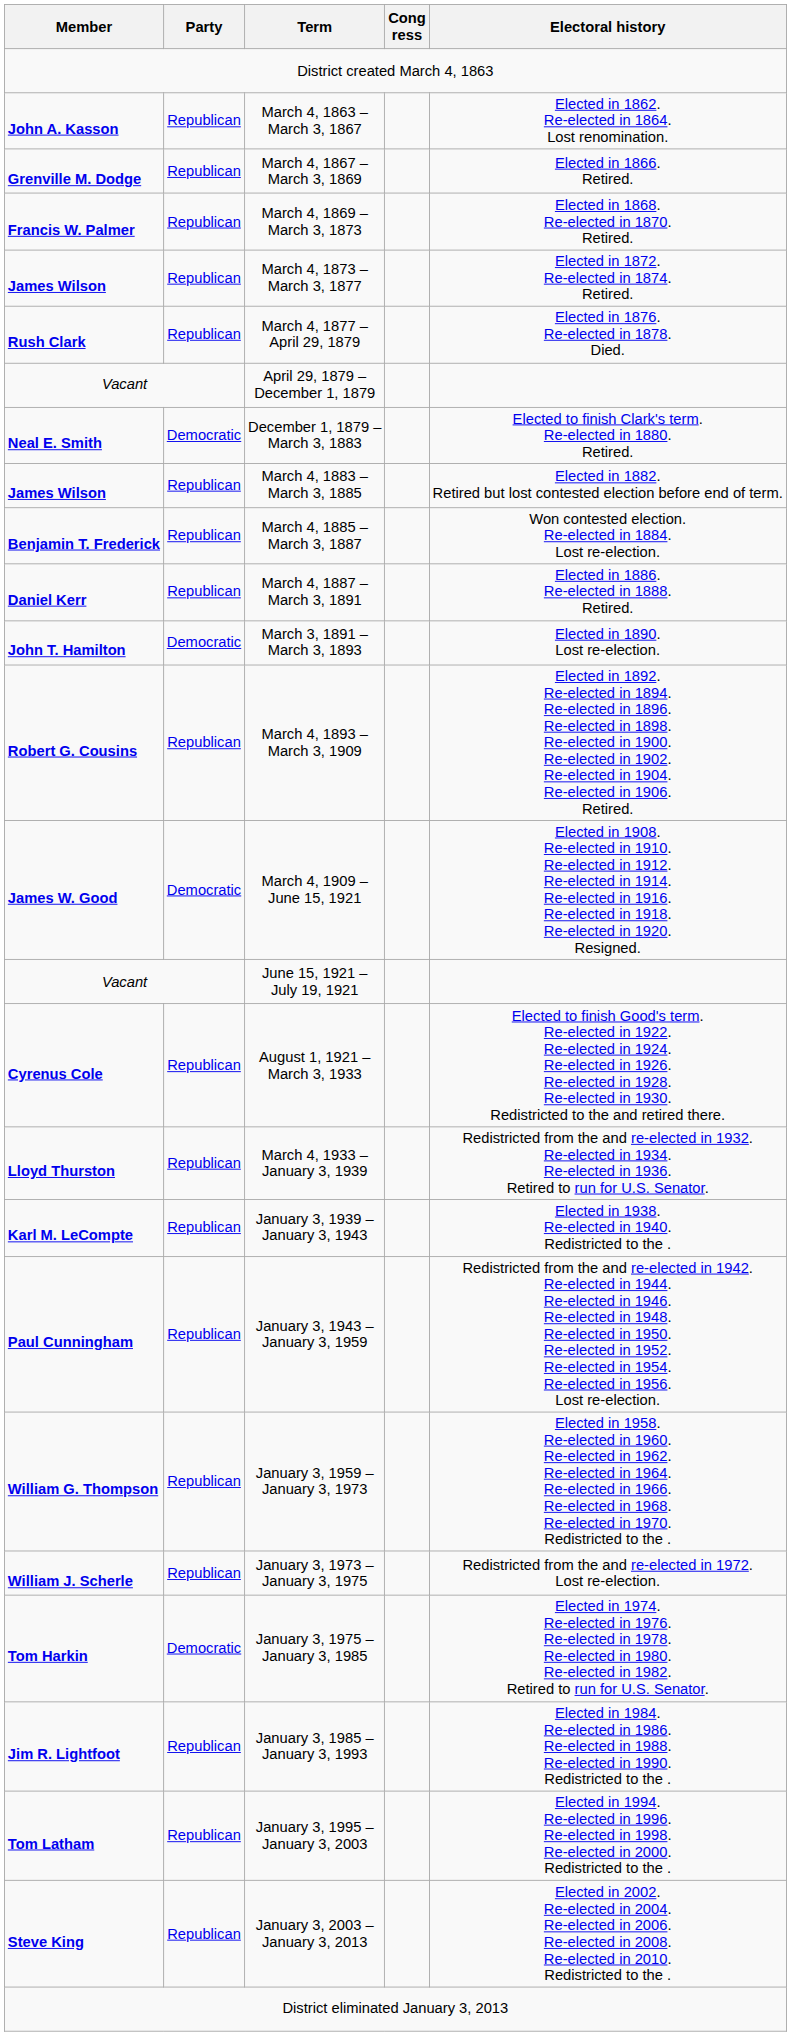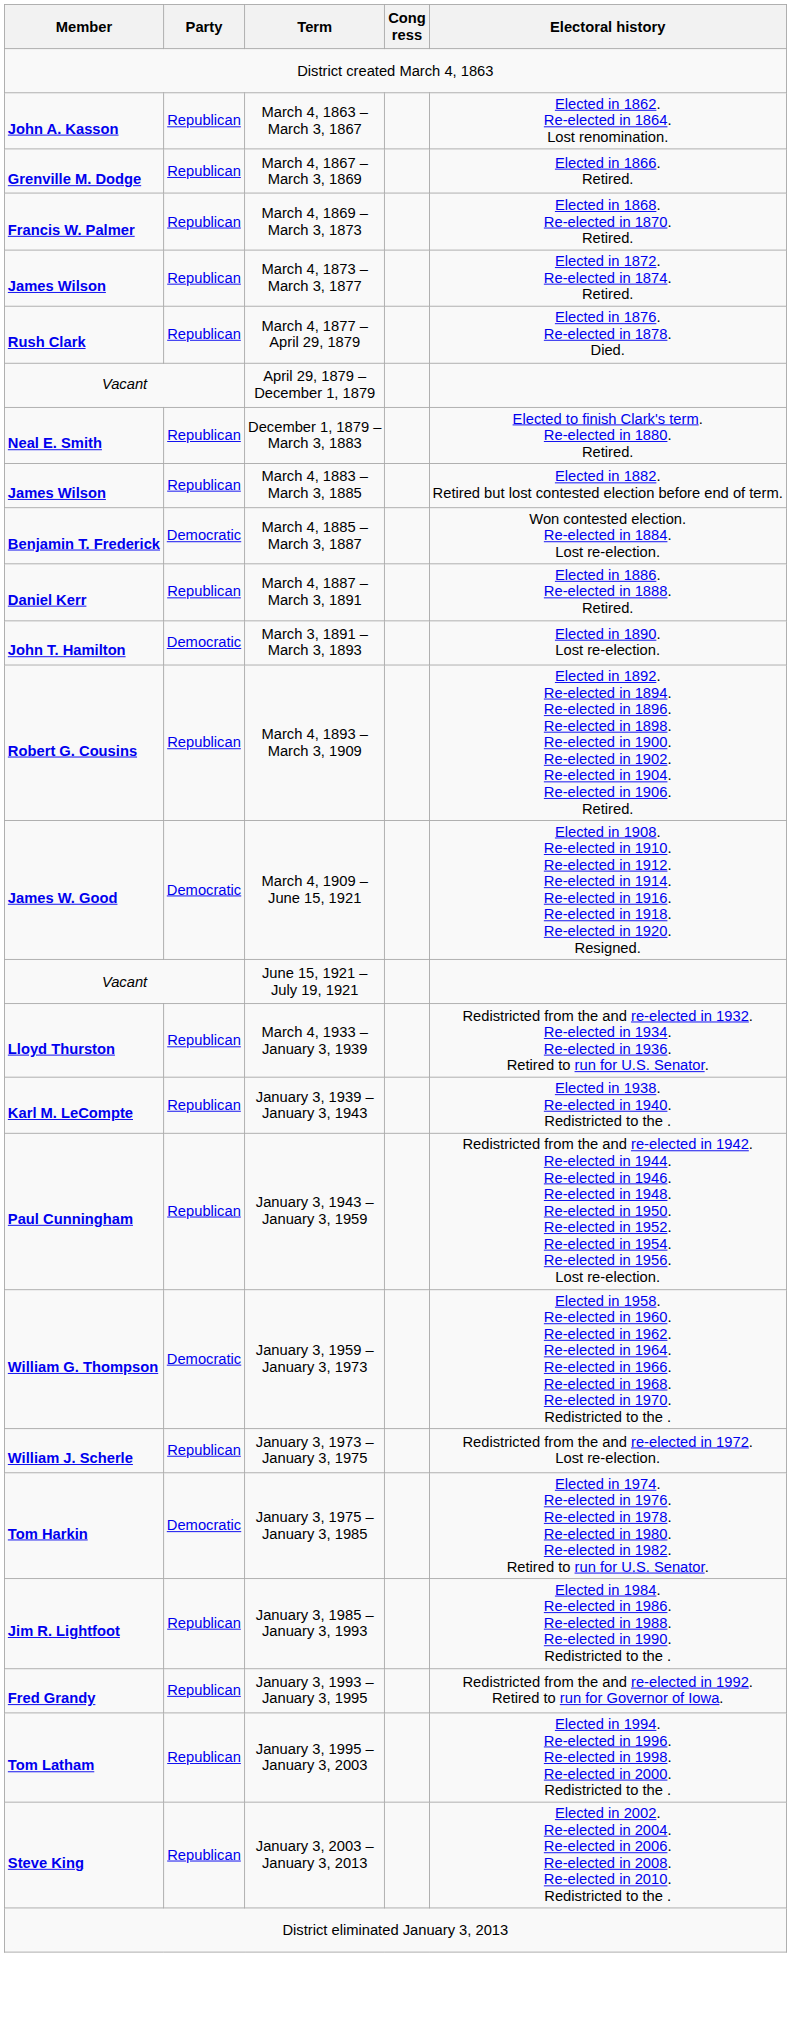(204, 435) Democratic -> (204, 435) Republican
(204, 535) Republican -> (204, 535) Democratic
- row: (315, 1065)
(204, 1481) Republican -> (204, 1358) Democratic
+ row: (315, 1690)
